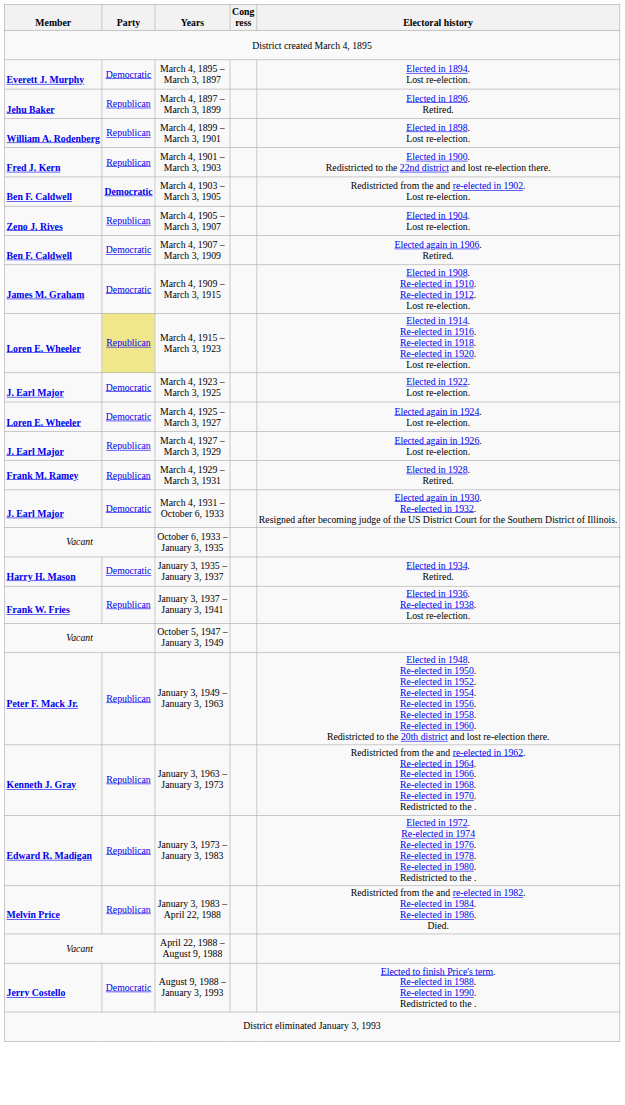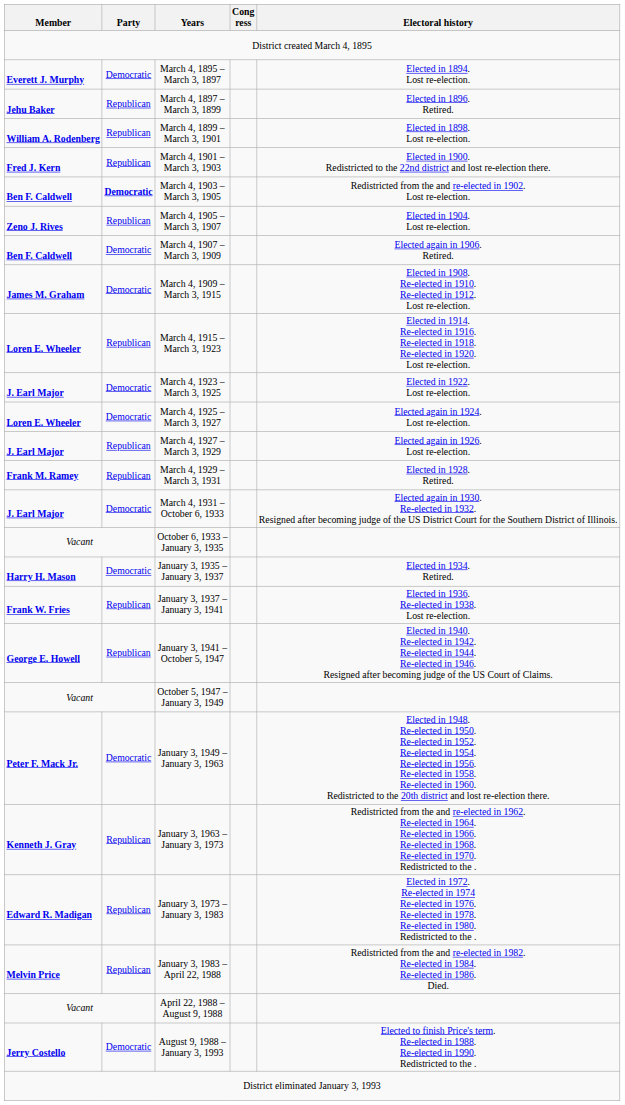(129, 343) khaki background -> (129, 343) no background
+ row: (192, 653)
(129, 699) Republican -> (129, 758) Democratic
